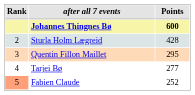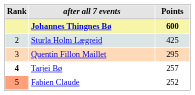(172, 40) 428 -> (172, 40) 425
(17, 68) normal -> (17, 68) bold
(172, 68) 277 -> (172, 68) 257
